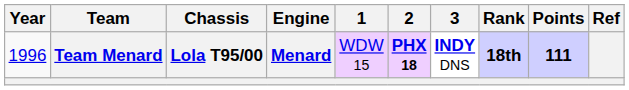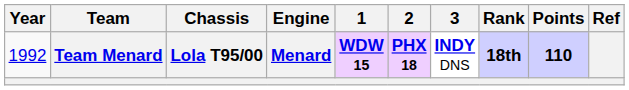(27, 55) 1996 -> (27, 55) 1992
(362, 55) normal -> (362, 55) bold
(559, 55) 111 -> (559, 55) 110
